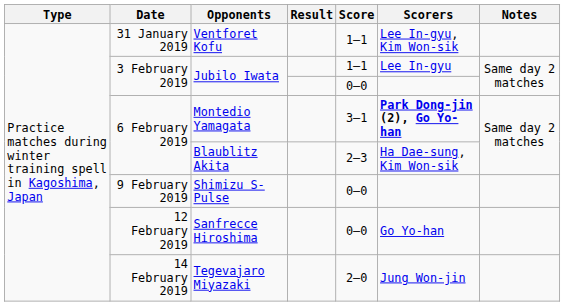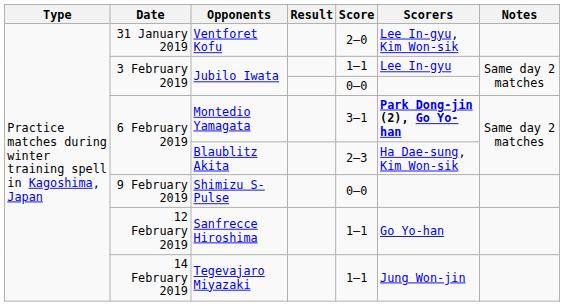(357, 40) 1–1 -> (357, 40) 2–0
(357, 231) 0–0 -> (357, 231) 1–1
(357, 278) 2–0 -> (357, 278) 1–1
